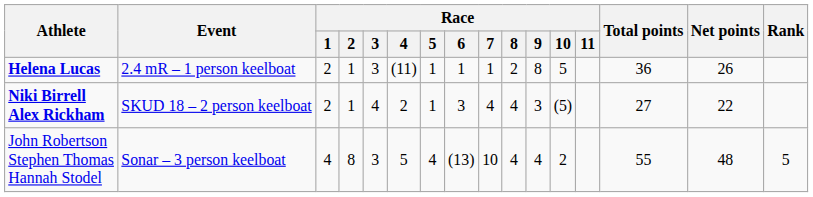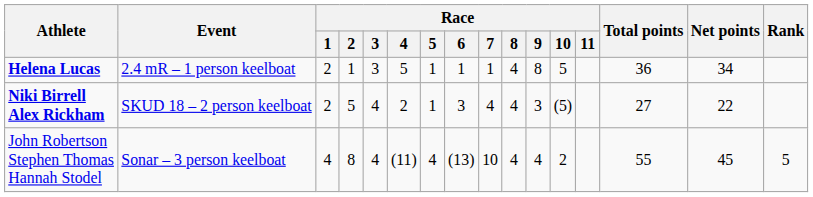(404, 70) (11) -> (404, 70) 5
(514, 70) 2 -> (514, 70) 4
(725, 70) 26 -> (725, 70) 34
(351, 105) 1 -> (351, 105) 5
(375, 159) 3 -> (375, 159) 4
(404, 159) 5 -> (404, 159) (11)
(725, 159) 48 -> (725, 159) 45
